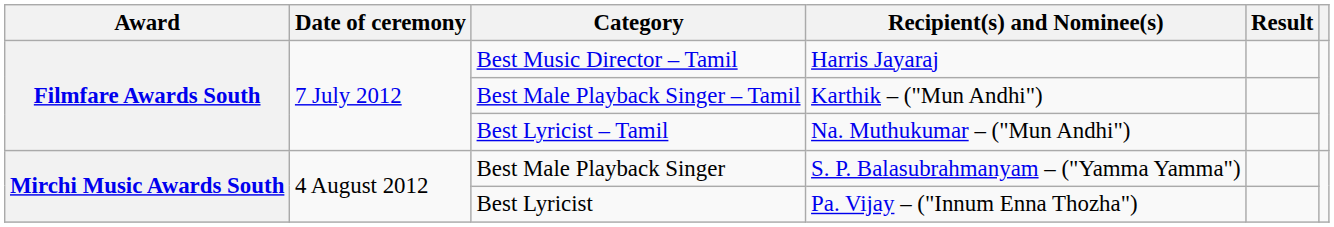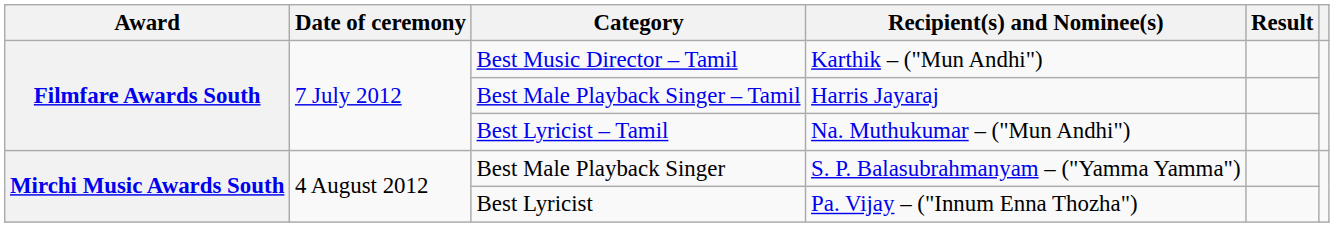(875, 58) Harris Jayaraj -> (927, 58) Karthik – ("Mun Andhi")
(927, 95) Karthik – ("Mun Andhi") -> (875, 95) Harris Jayaraj
